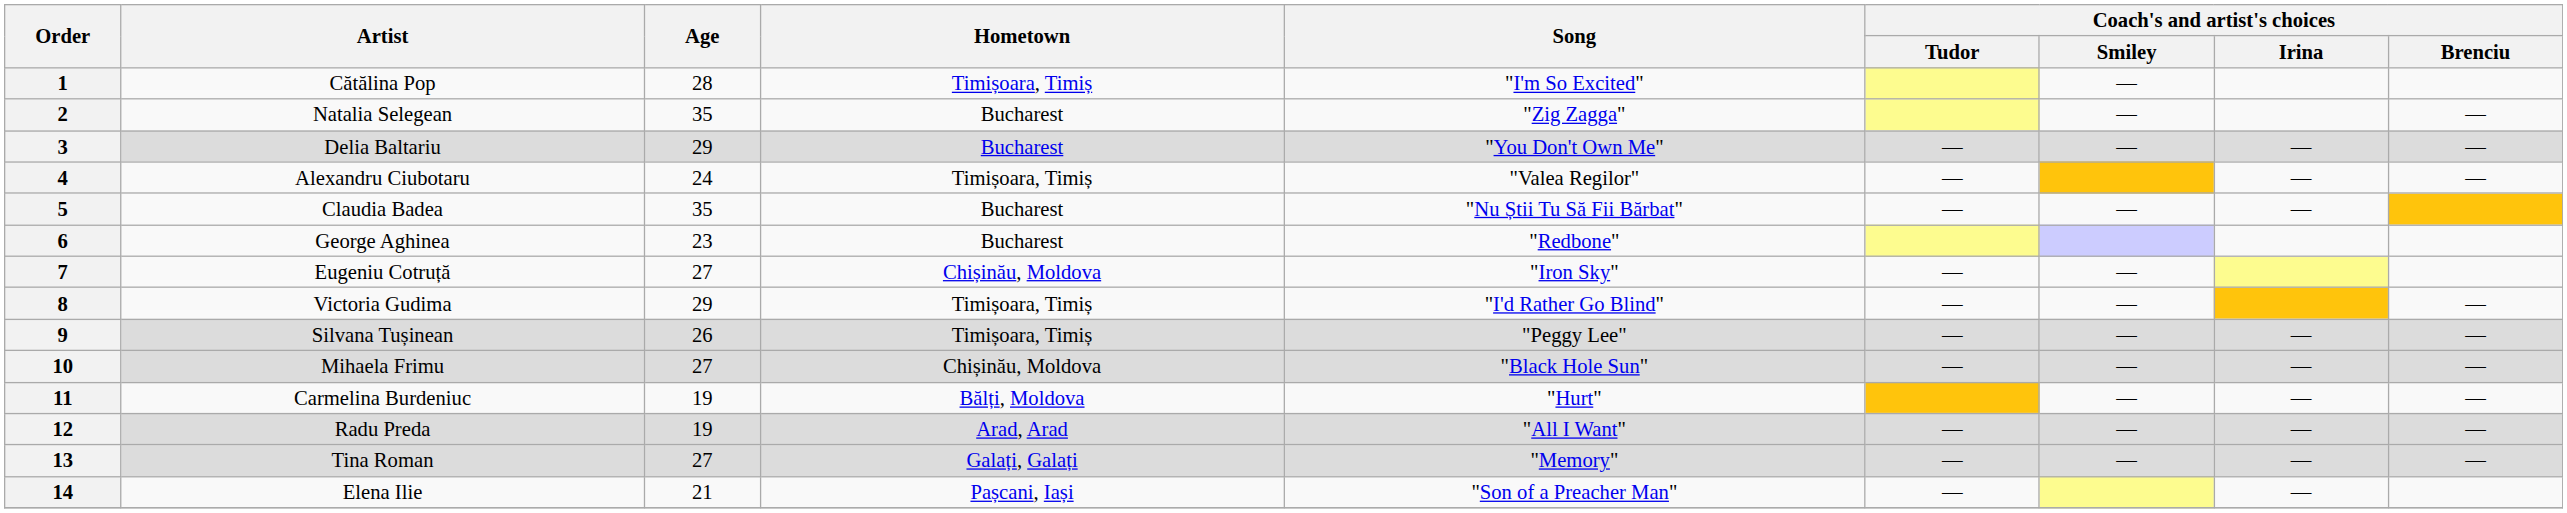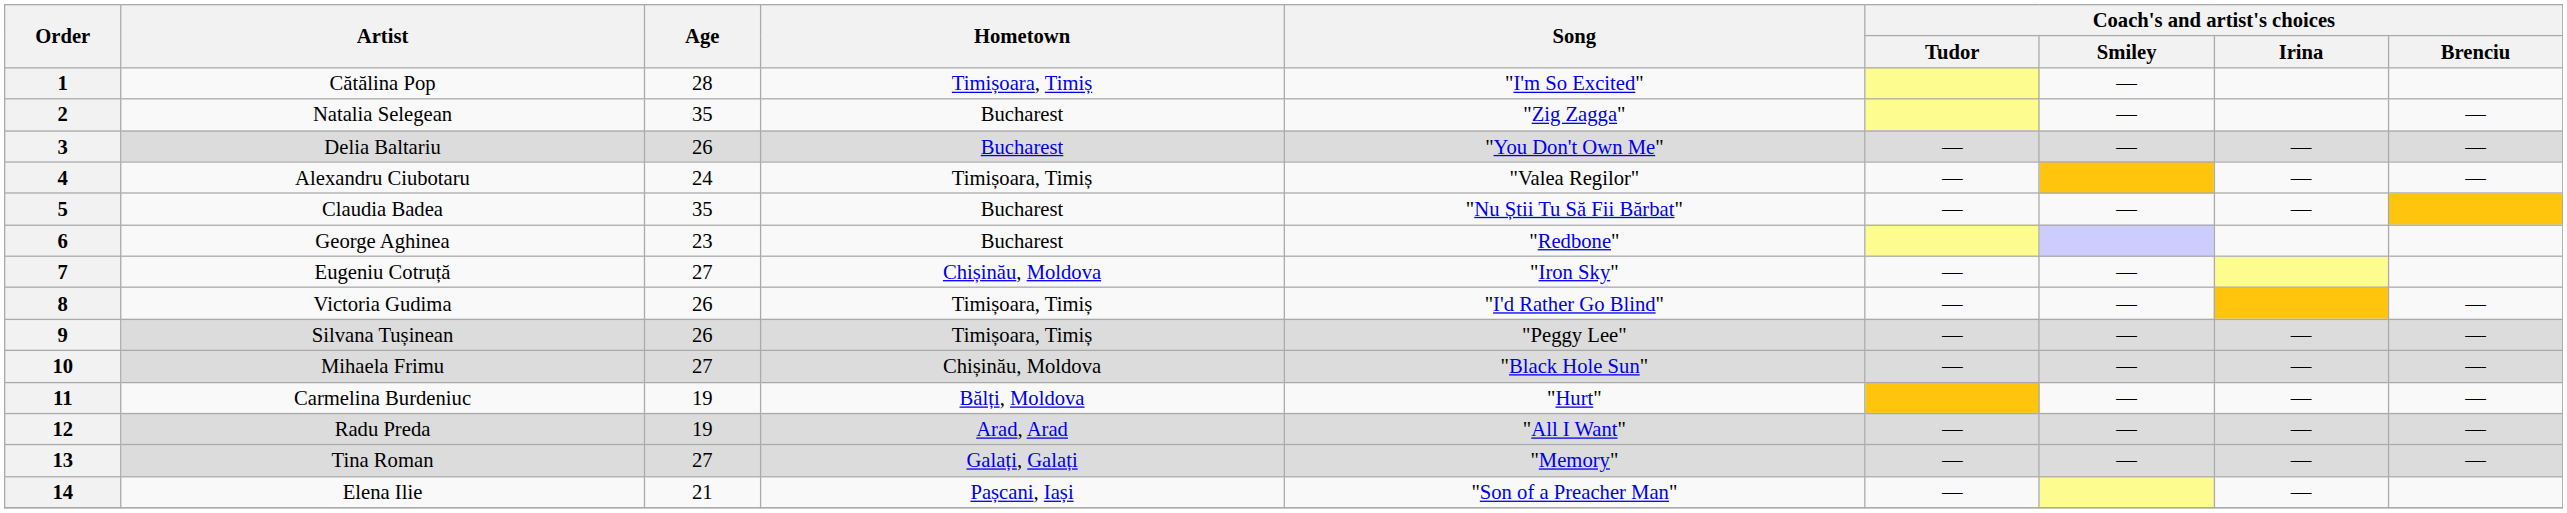(702, 146) 29 -> (702, 146) 26
(702, 303) 29 -> (702, 303) 26
